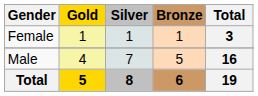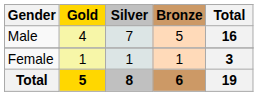rows swapped: (23, 58) <-> (31, 37)
